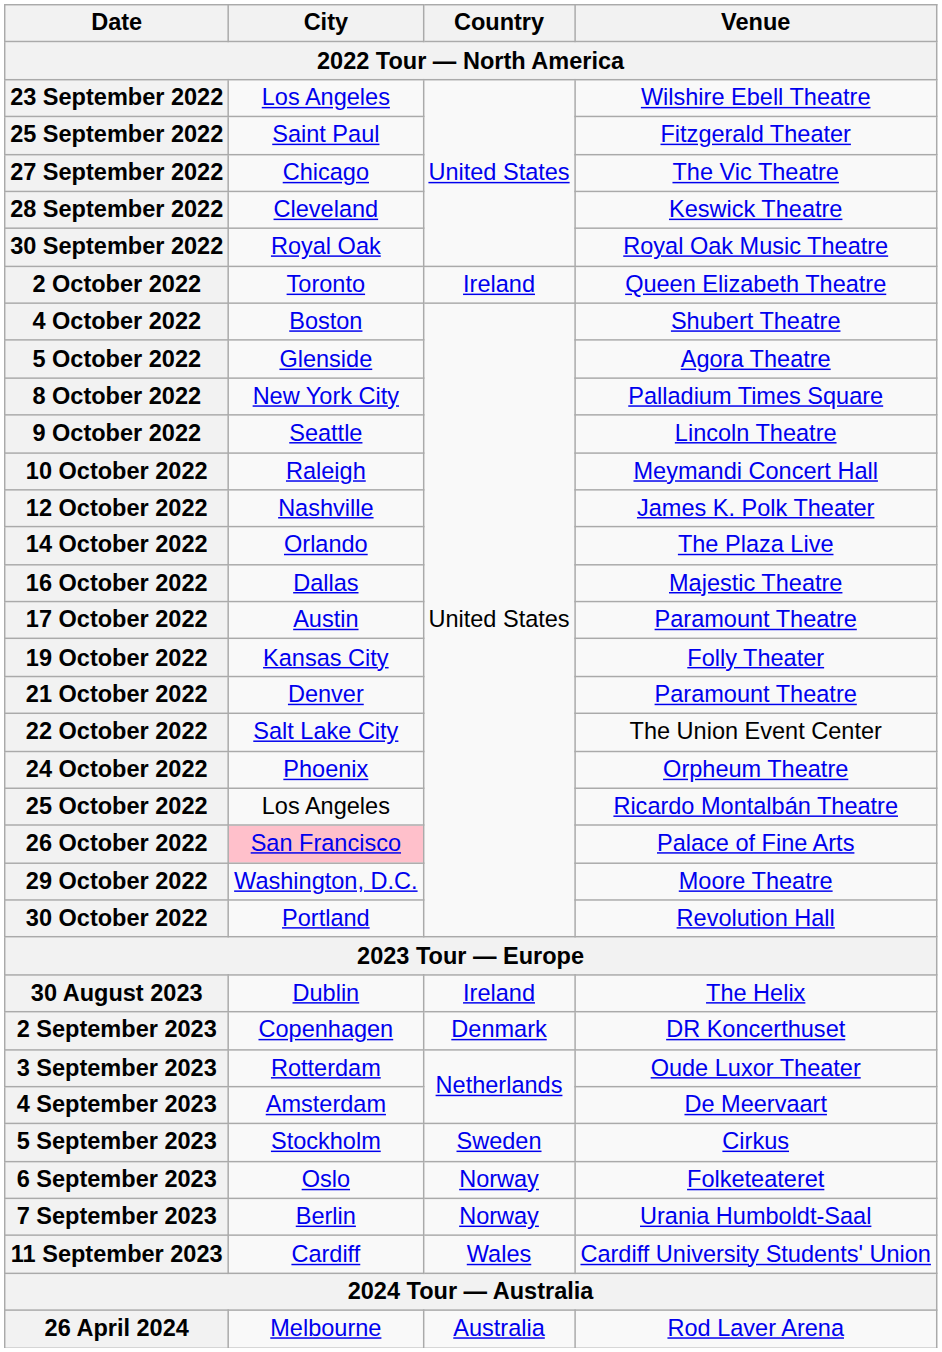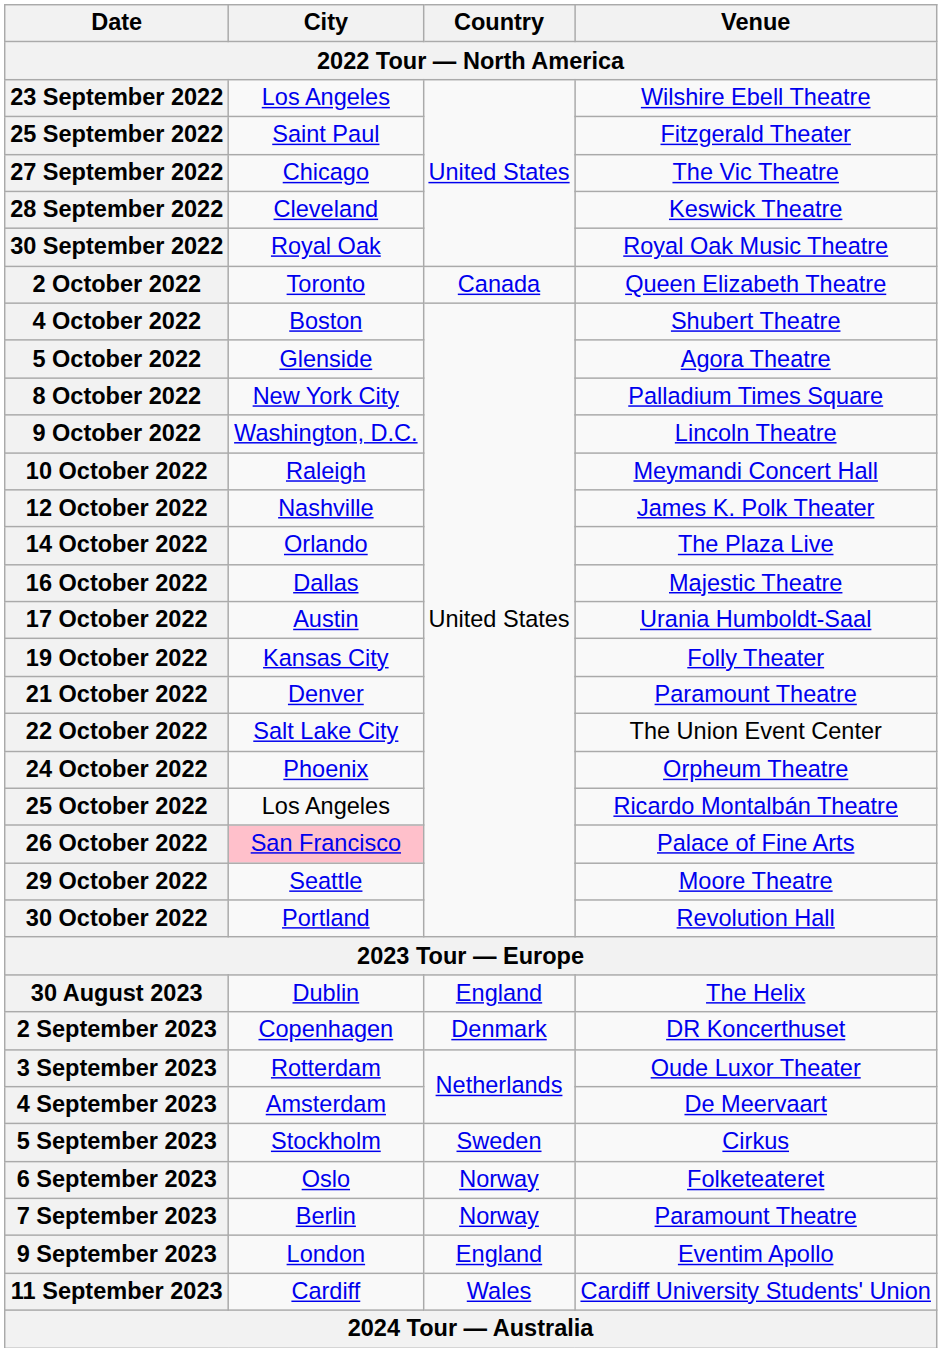(499, 284) Ireland -> (499, 284) Canada
(326, 433) Seattle -> (326, 433) Washington, D.C.
(756, 619) Paramount Theatre -> (756, 619) Urania Humboldt-Saal
(326, 881) Washington, D.C. -> (326, 881) Seattle
(499, 992) Ireland -> (499, 992) England
(756, 1216) Urania Humboldt-Saal -> (756, 1216) Paramount Theatre
+ row: (117, 1254)
- row: (117, 1328)
